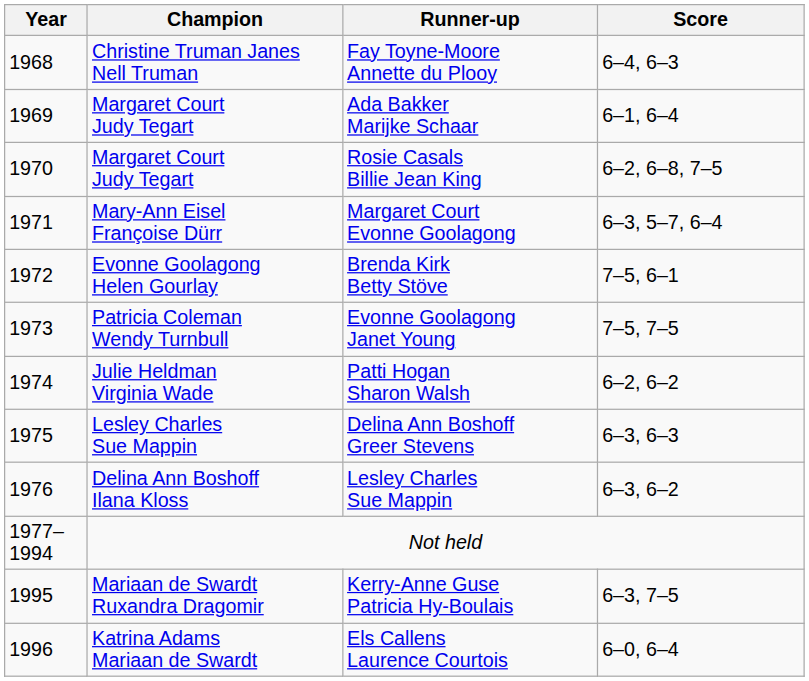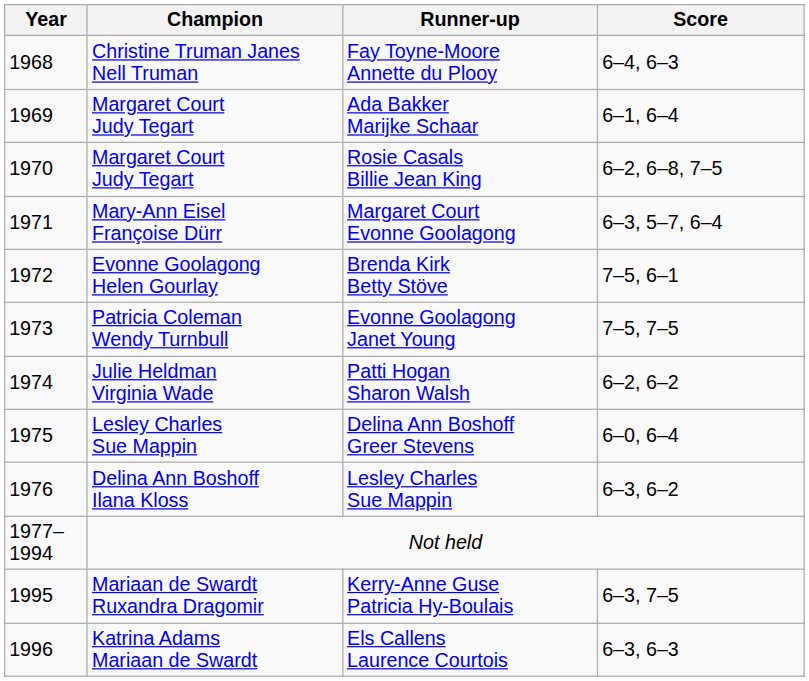(640, 435) 6–3, 6–3 -> (640, 435) 6–0, 6–4
(640, 649) 6–0, 6–4 -> (640, 649) 6–3, 6–3
